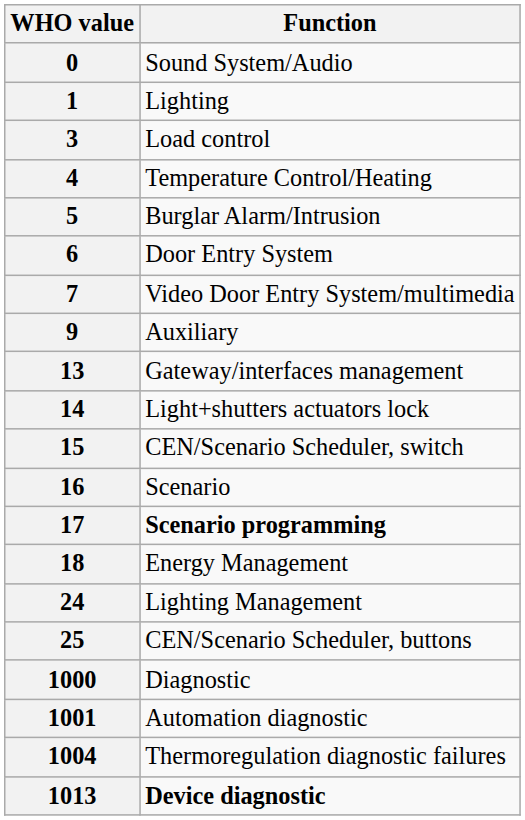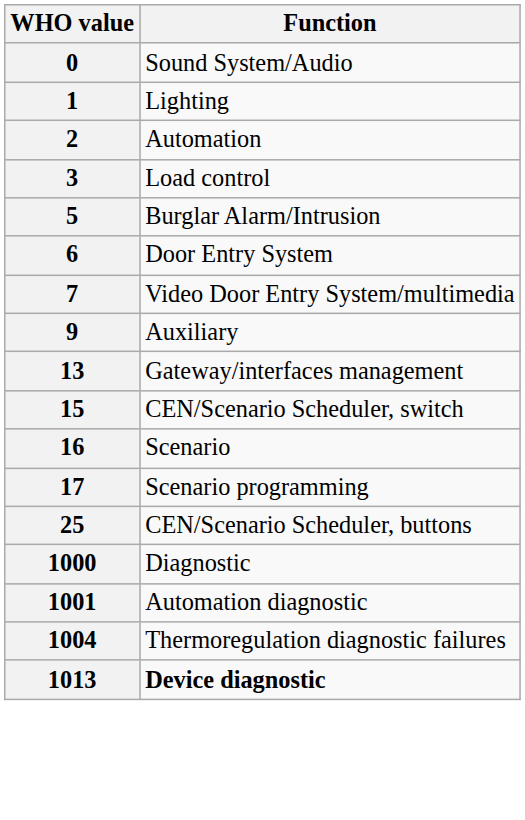+ row: (72, 139)
- row: (72, 178)
- row: (72, 409)
(266, 525) bold -> (257, 486) normal
- row: (72, 563)
- row: (72, 602)
